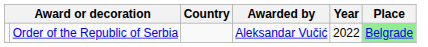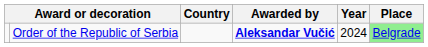(281, 33) normal -> (285, 33) bold
(346, 33) 2022 -> (354, 33) 2024
